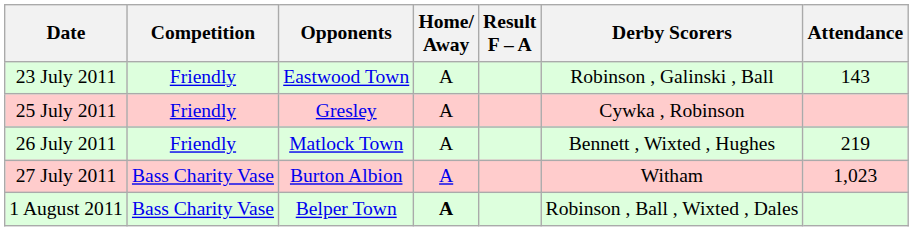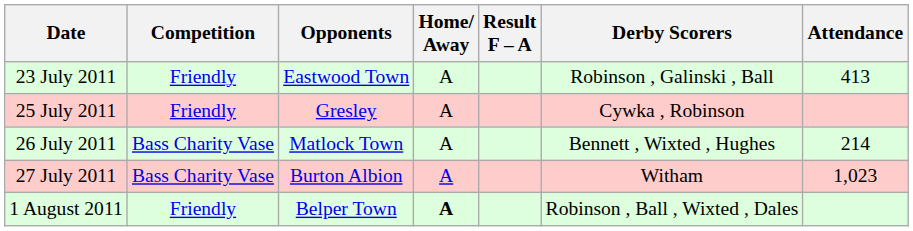(855, 77) 143 -> (855, 77) 413
(203, 143) Friendly -> (203, 143) Bass Charity Vase
(855, 143) 219 -> (855, 143) 214
(203, 208) Bass Charity Vase -> (203, 208) Friendly
